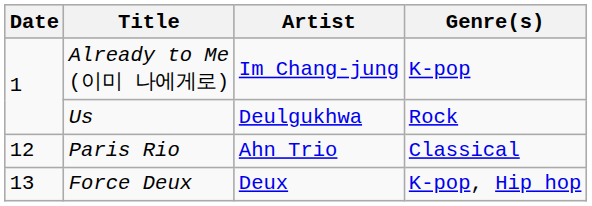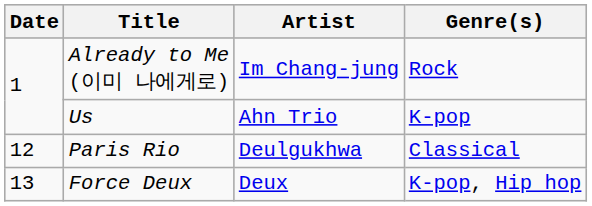(440, 69) K-pop -> (433, 69) Rock
(300, 117) Deulgukhwa -> (288, 117) Ahn Trio
(433, 117) Rock -> (440, 117) K-pop
(288, 150) Ahn Trio -> (300, 150) Deulgukhwa
